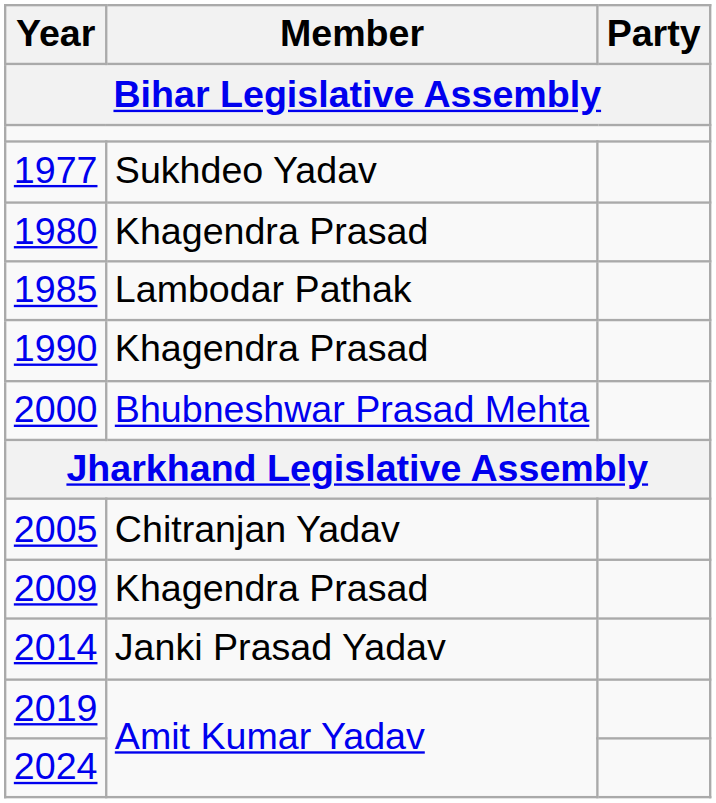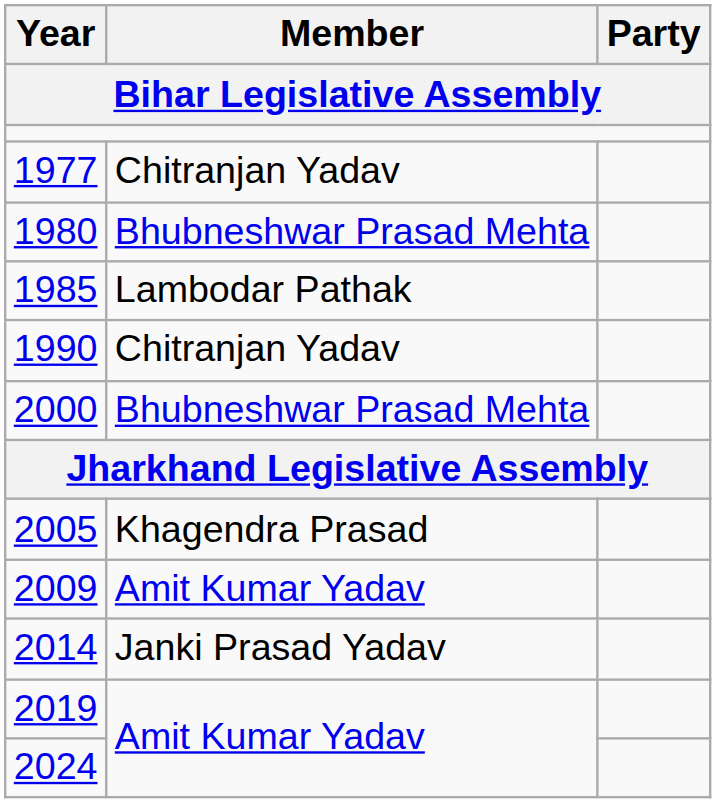(246, 170) Sukhdeo Yadav -> (257, 170) Chitranjan Yadav
(272, 230) Khagendra Prasad -> (352, 230) Bhubneshwar Prasad Mehta
(272, 349) Khagendra Prasad -> (257, 349) Chitranjan Yadav
(257, 528) Chitranjan Yadav -> (272, 528) Khagendra Prasad
(272, 588) Khagendra Prasad -> (270, 588) Amit Kumar Yadav
